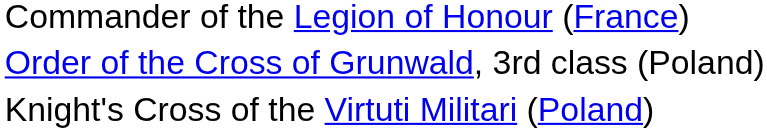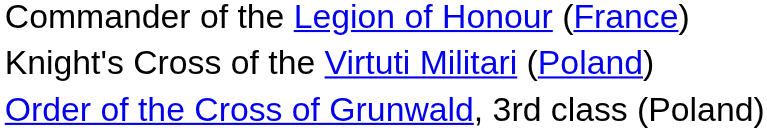rows swapped: (329, 109) <-> (385, 63)
